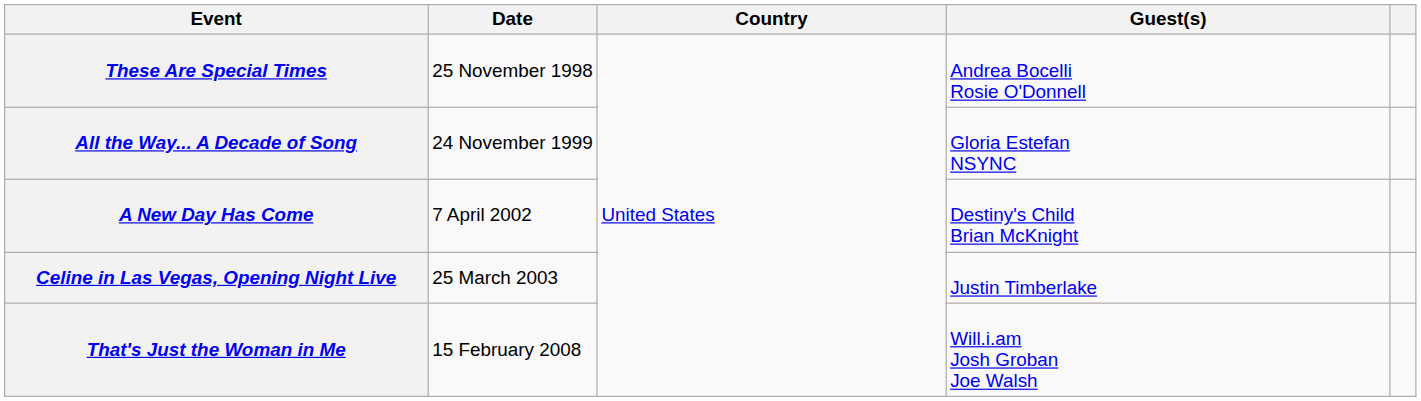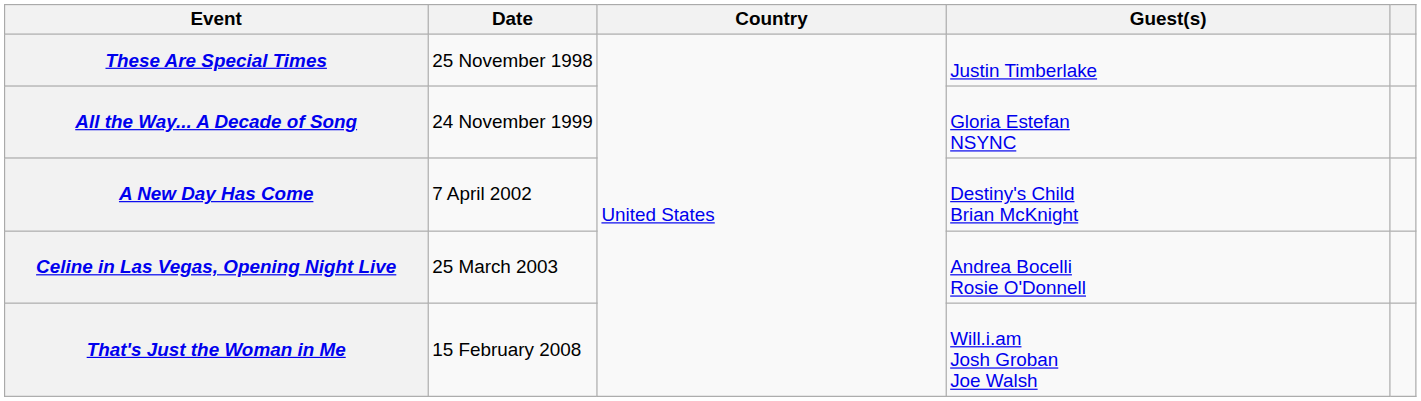(1018, 81) Andrea Bocelli Rosie O'Donnell -> (1024, 70) Justin Timberlake
(1024, 287) Justin Timberlake -> (1018, 277) Andrea Bocelli Rosie O'Donnell
